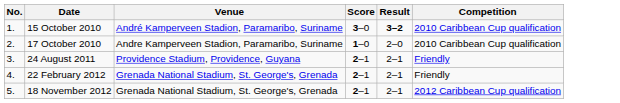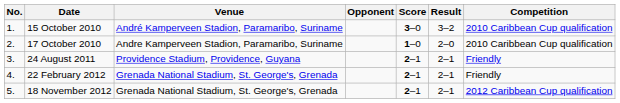+ column: (371, 12)
(395, 28) bold -> (446, 28) normal
